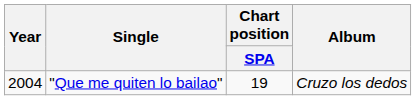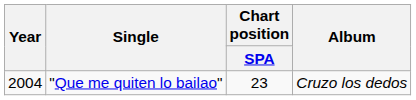(259, 82) 19 -> (259, 82) 23
